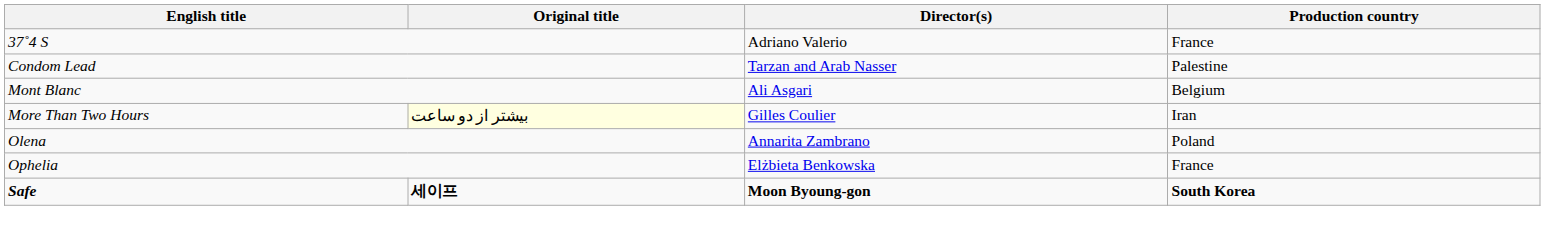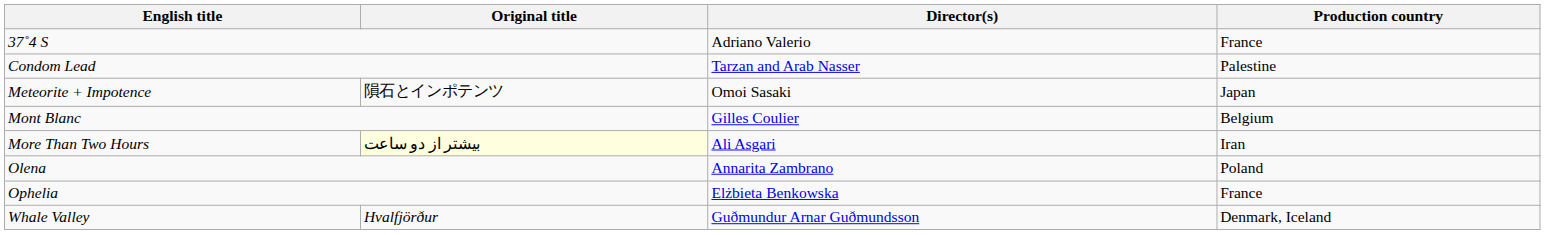+ row: (80, 92)
(780, 90) Ali Asgari -> (755, 118) Gilles Coulier
(792, 115) Gilles Coulier -> (744, 143) Ali Asgari
- row: (22, 191)
+ row: (49, 217)
